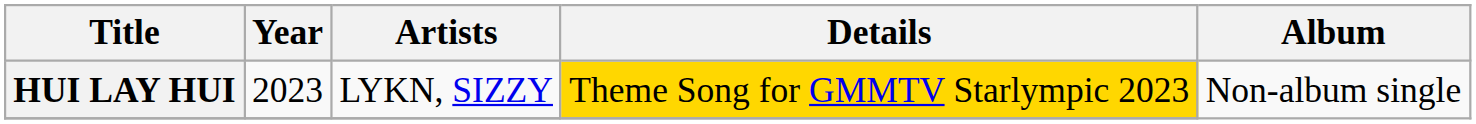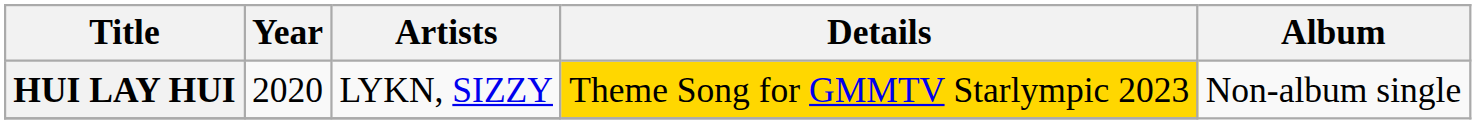(288, 88) 2023 -> (288, 88) 2020
